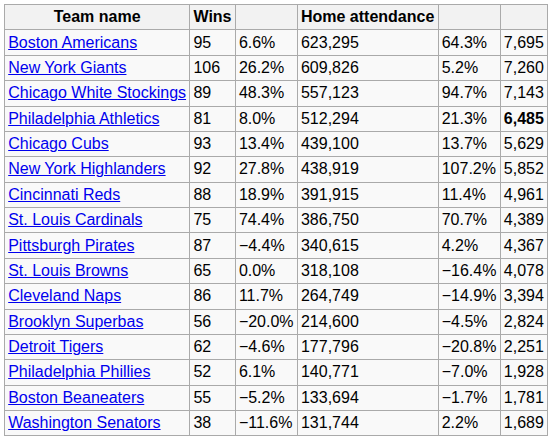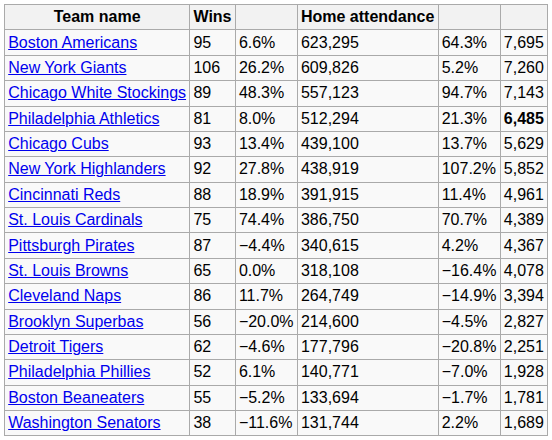(524, 321) 2,824 -> (524, 321) 2,827
